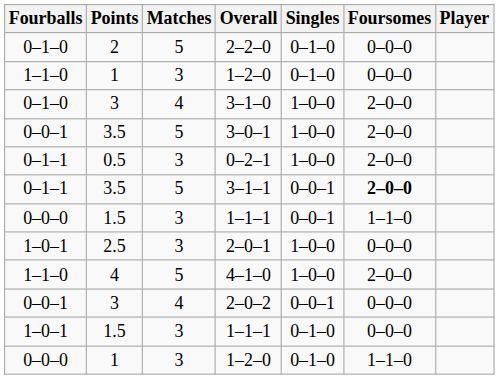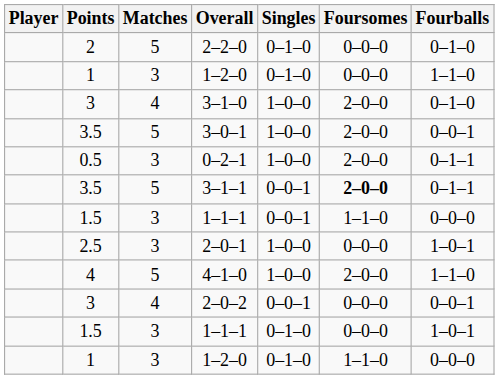columns swapped: (464, 18) <-> (46, 18)
